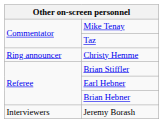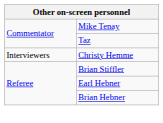(34, 55) Ring announcer -> (28, 55) Interviewers
- row: (109, 112)
